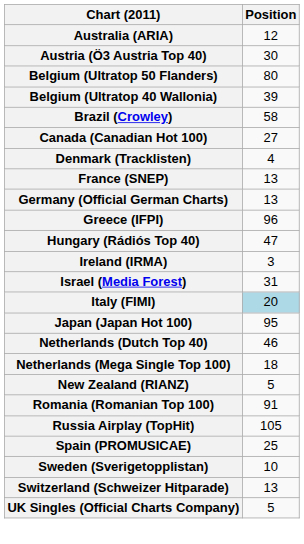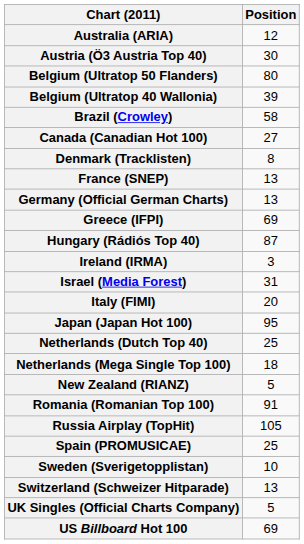(271, 158) 4 -> (271, 158) 8
(271, 220) 96 -> (271, 220) 69
(271, 240) 47 -> (271, 240) 87
(271, 302) lightblue background -> (271, 302) no background
(271, 343) 46 -> (271, 343) 25
+ row: (123, 528)
